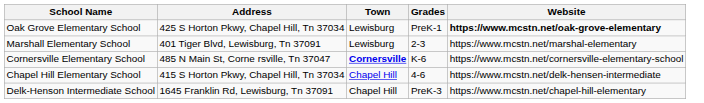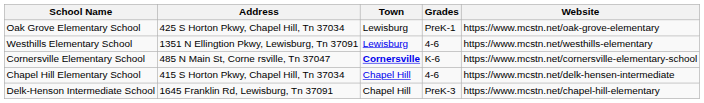(555, 28) bold -> (561, 28) normal
- row: (68, 43)
+ row: (69, 43)
